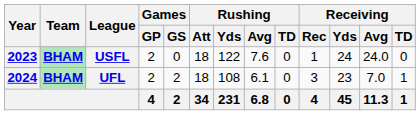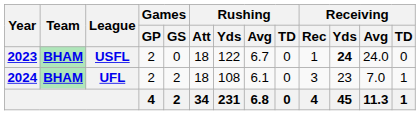(260, 57) 7.6 -> (260, 57) 6.7
(345, 57) normal -> (345, 57) bold
